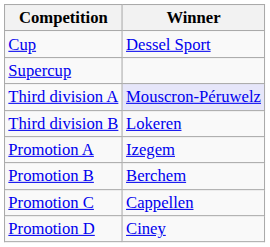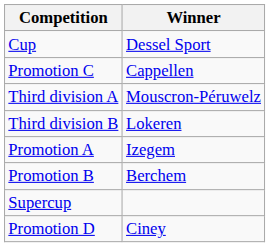rows swapped: (40, 70) <-> (51, 202)
(194, 96) lavender background -> (194, 96) no background
